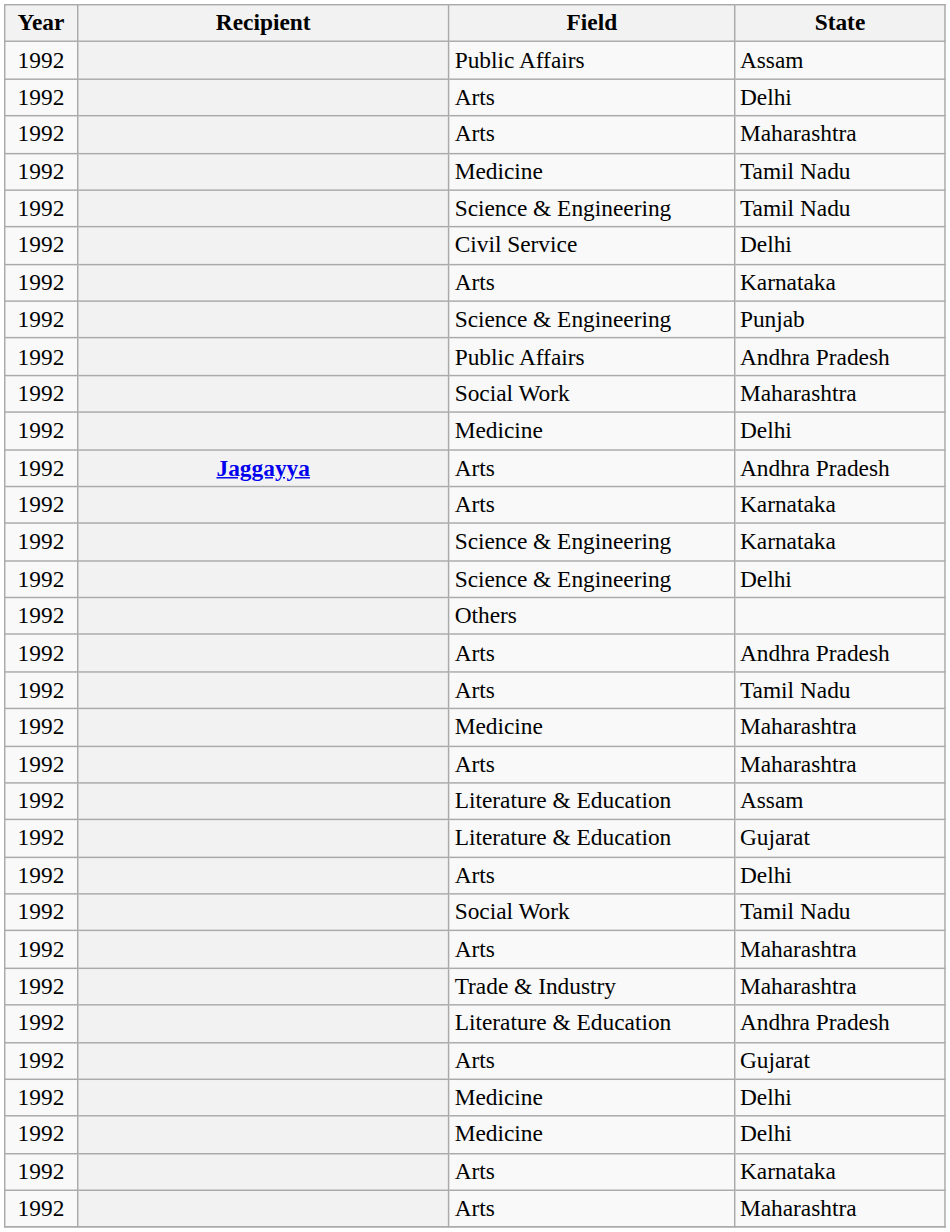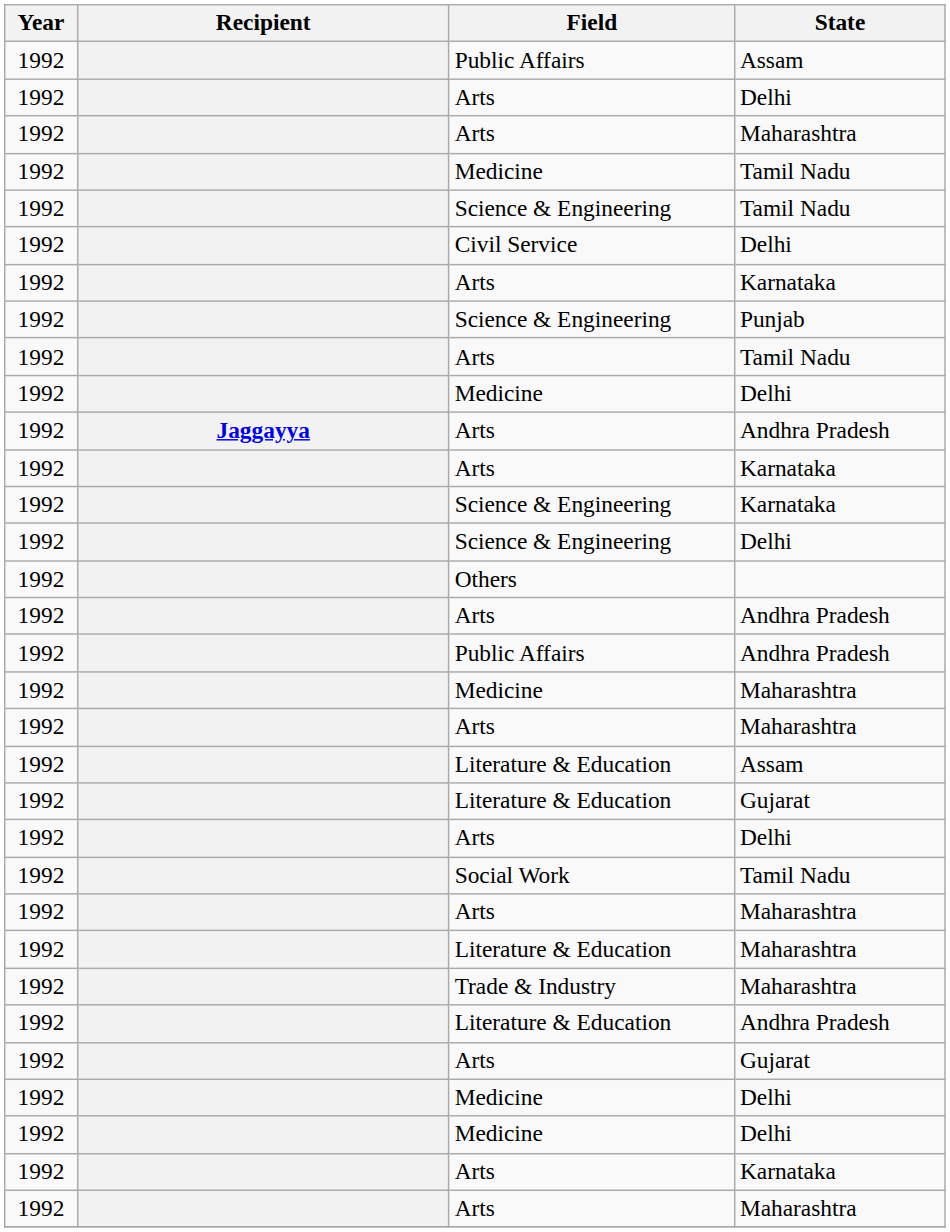rows swapped: (520, 356) <-> (475, 689)
- row: (512, 393)
+ row: (563, 949)
